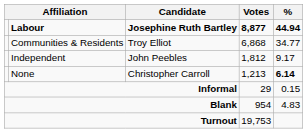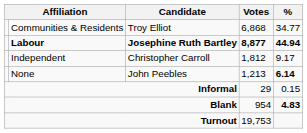rows swapped: (28, 27) <-> (67, 43)
(157, 58) John Peebles -> (169, 58) Christopher Carroll
(169, 74) Christopher Carroll -> (157, 74) John Peebles
(291, 105) normal -> (291, 105) bold
